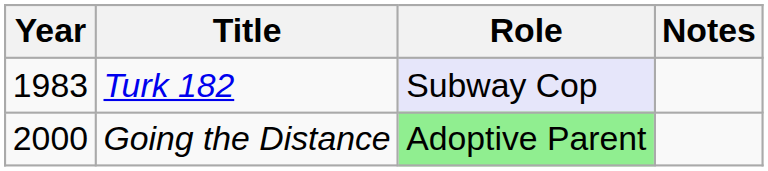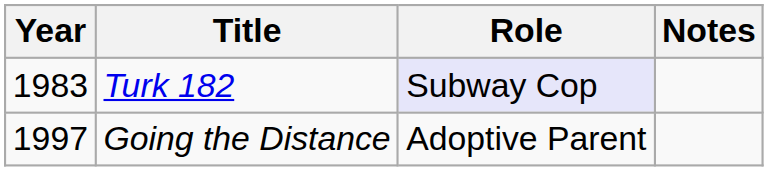(50, 138) 2000 -> (50, 138) 1997
(526, 138) lightgreen background -> (526, 138) no background
